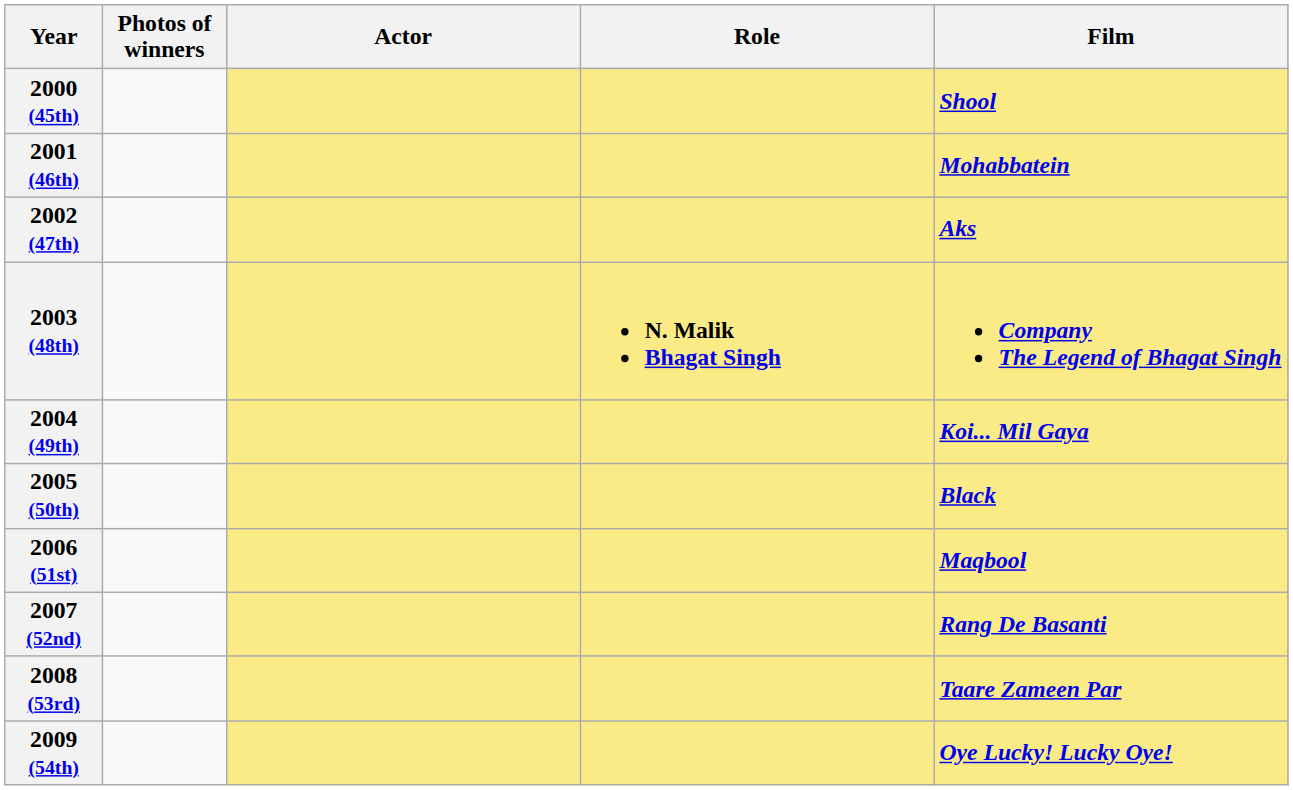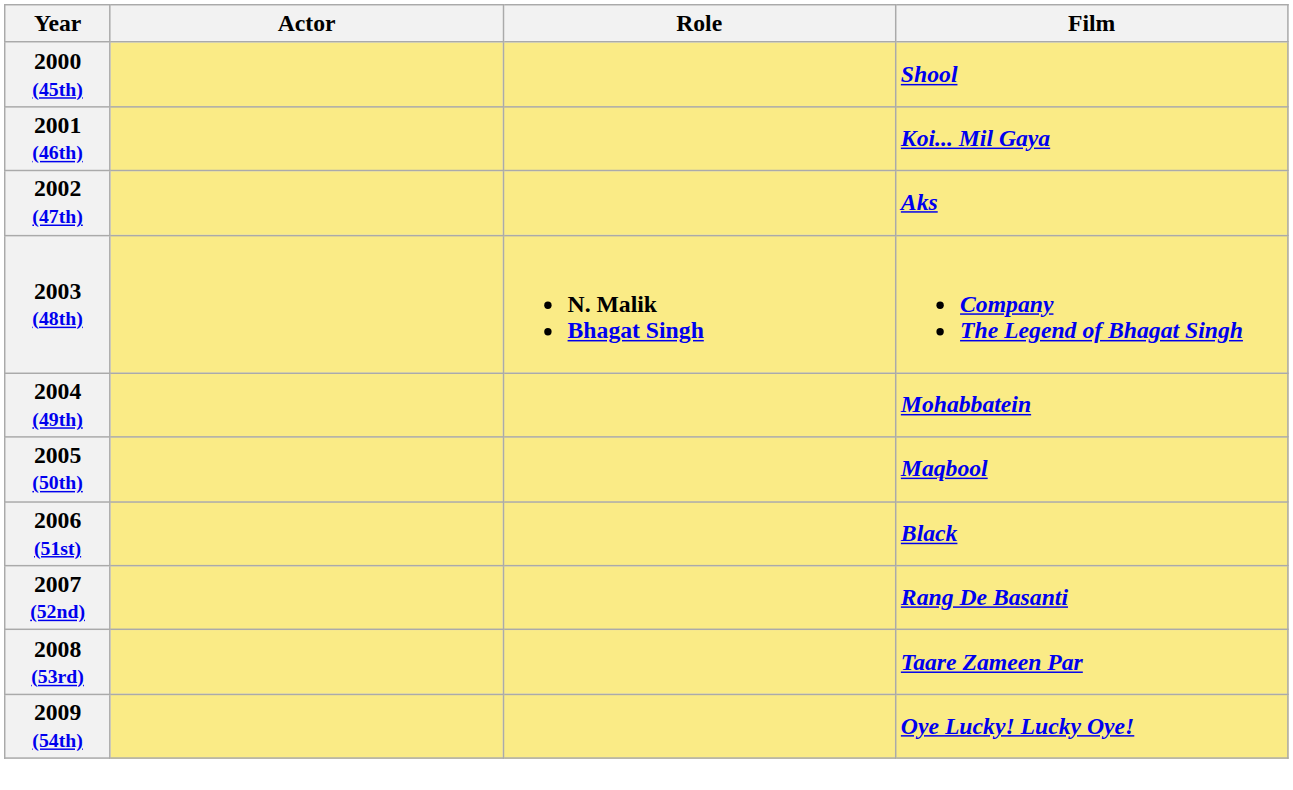- column: (164, 36)
(1005, 164) Mohabbatein -> (976, 138) Koi... Mil Gaya
(1014, 431) Koi... Mil Gaya -> (966, 404) Mohabbatein
(968, 495) Black -> (944, 469) Maqbool
(983, 559) Maqbool -> (929, 533) Black
